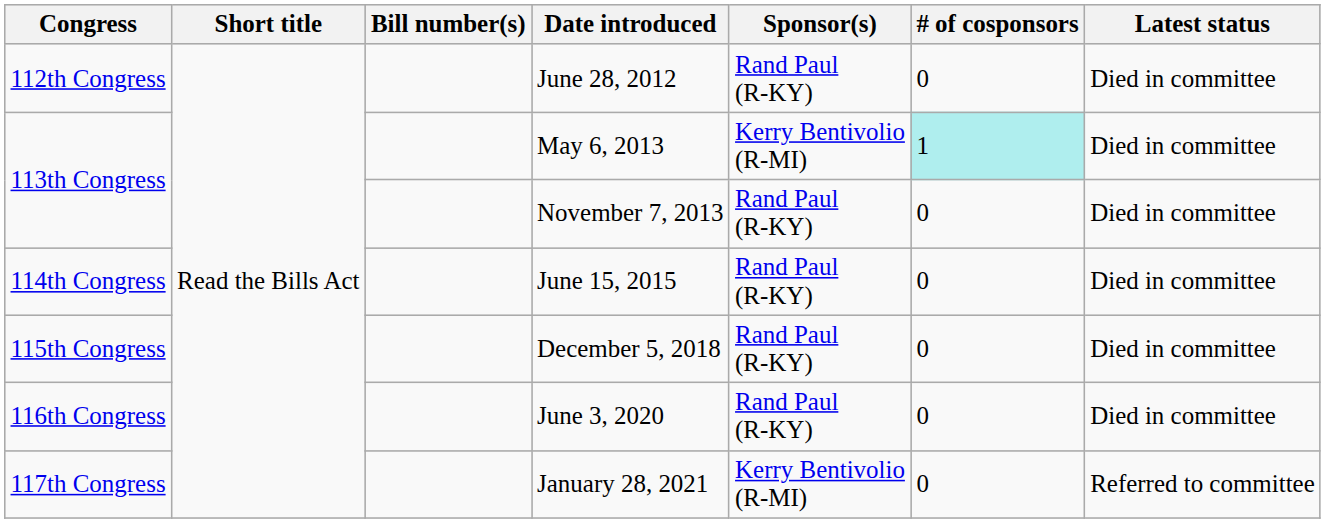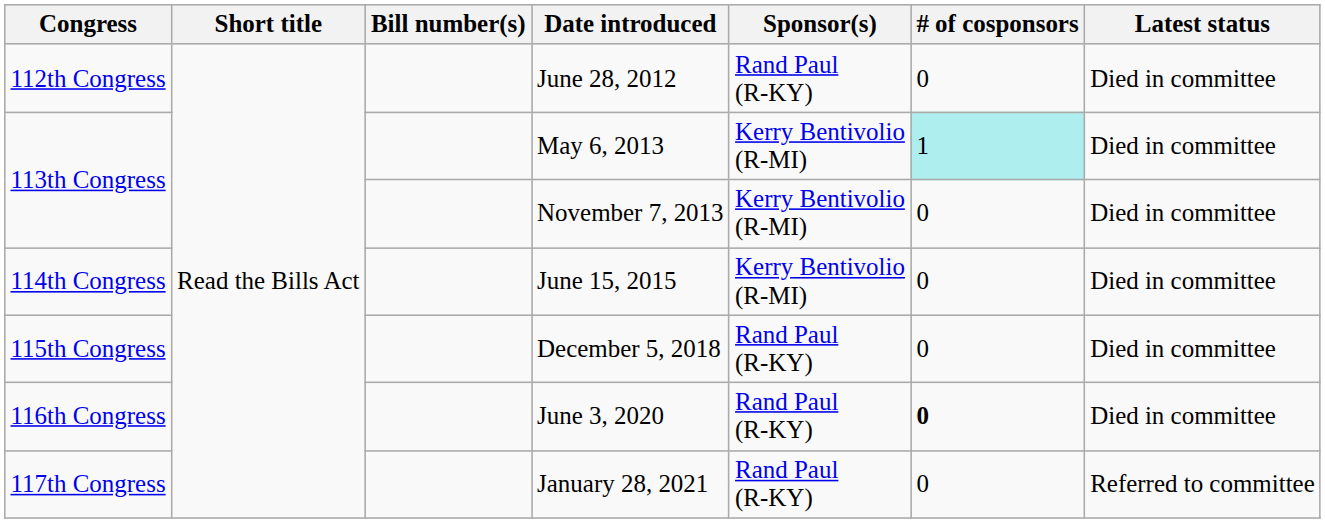(787, 213) Rand Paul (R-KY) -> (820, 213) Kerry Bentivolio (R-MI)
(787, 280) Rand Paul (R-KY) -> (820, 280) Kerry Bentivolio (R-MI)
(923, 416) normal -> (923, 416) bold
(820, 483) Kerry Bentivolio (R-MI) -> (787, 483) Rand Paul (R-KY)
